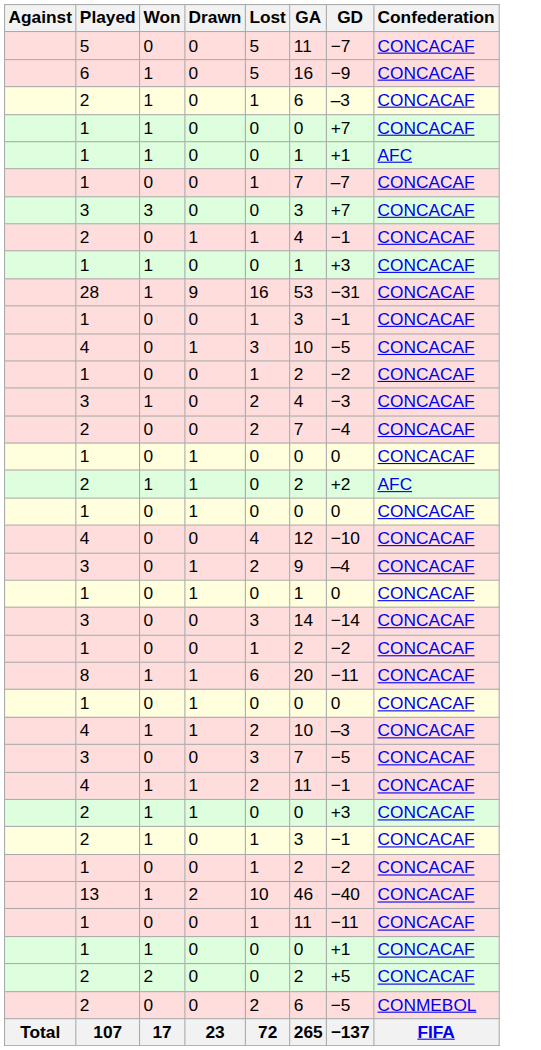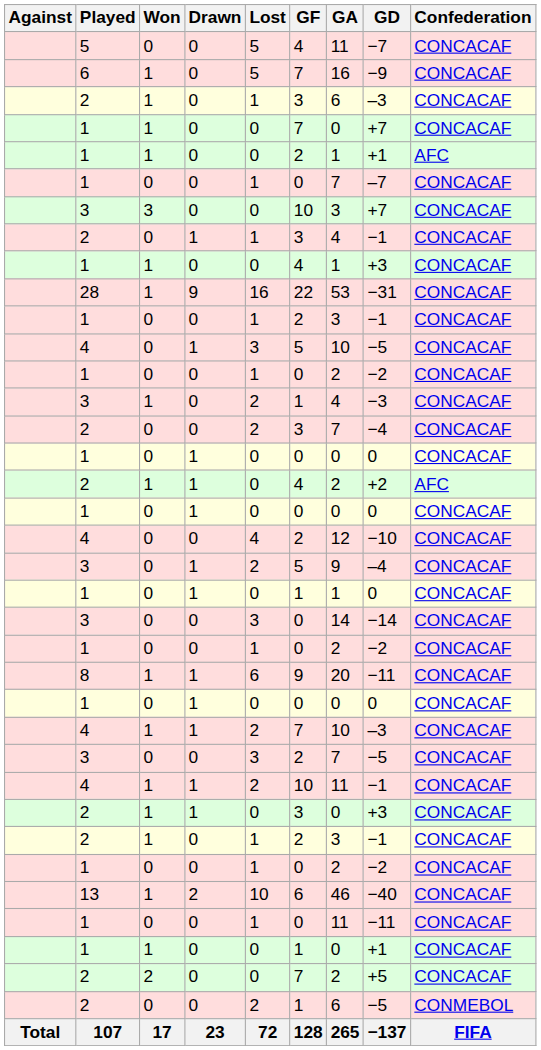+ column: (308, 18)
